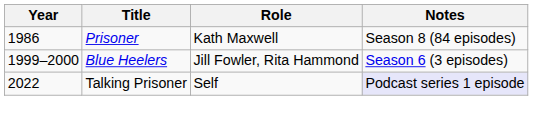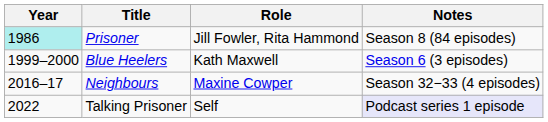(24, 38) no background -> (24, 38) paleturquoise background
(236, 38) Kath Maxwell -> (276, 38) Jill Fowler, Rita Hammond
(276, 60) Jill Fowler, Rita Hammond -> (236, 60) Kath Maxwell
+ row: (122, 83)
